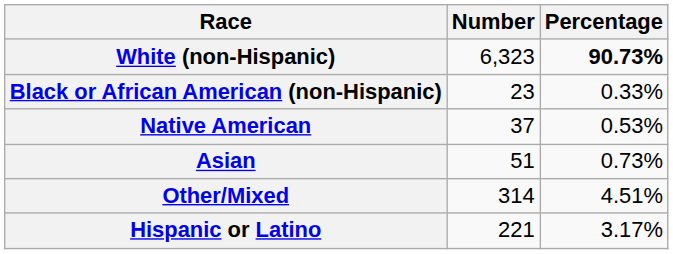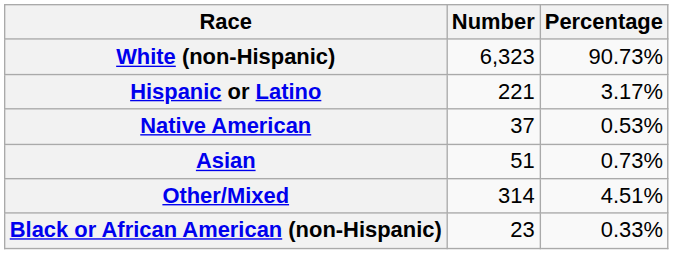(626, 56) bold -> (626, 56) normal
rows swapped: (226, 91) <-> (226, 230)
